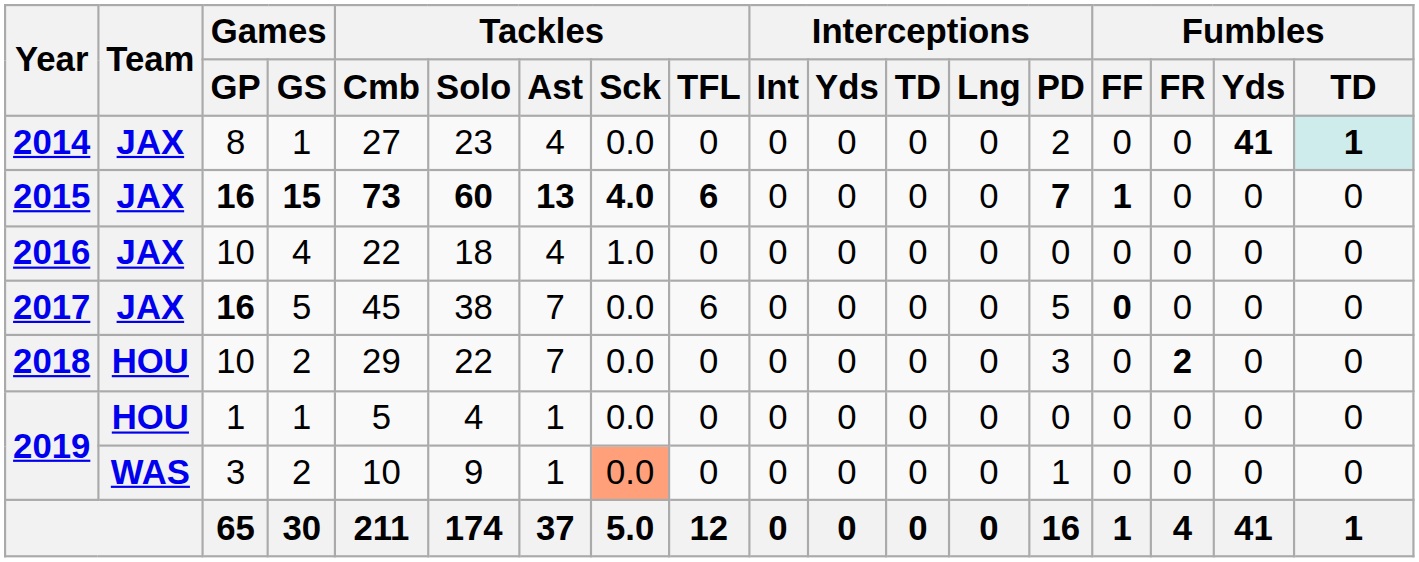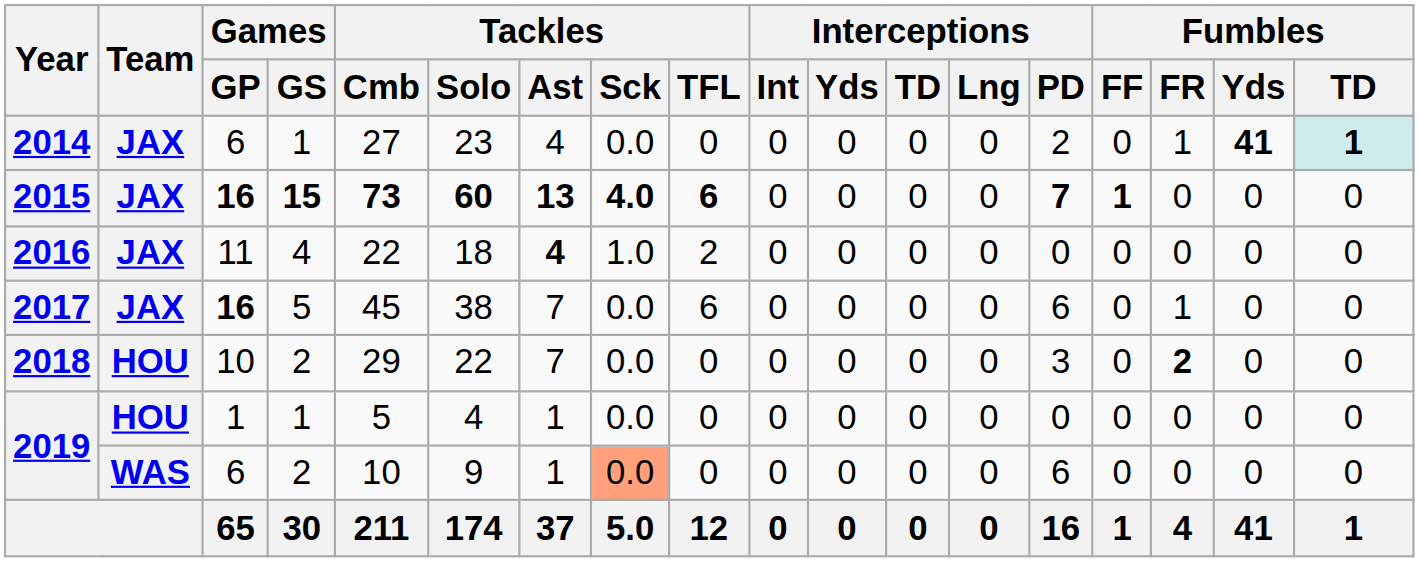(236, 142) 8 -> (236, 142) 6
(1182, 142) 0 -> (1182, 142) 1
(236, 252) 10 -> (236, 252) 11
(555, 252) normal -> (555, 252) bold
(709, 252) 0 -> (709, 252) 2
(1061, 307) 5 -> (1061, 307) 6
(1122, 307) bold -> (1122, 307) normal
(1182, 307) 0 -> (1182, 307) 1
(236, 472) 3 -> (236, 472) 6
(1061, 472) 1 -> (1061, 472) 6
